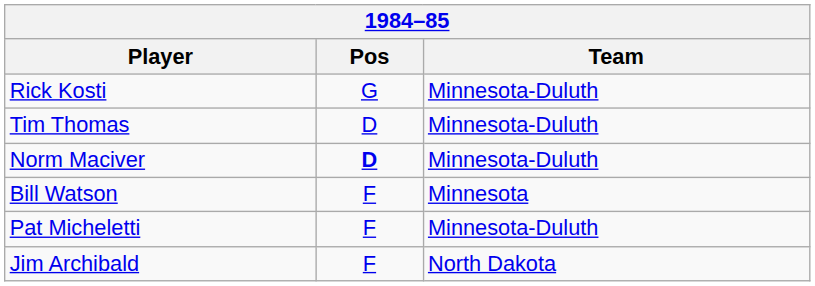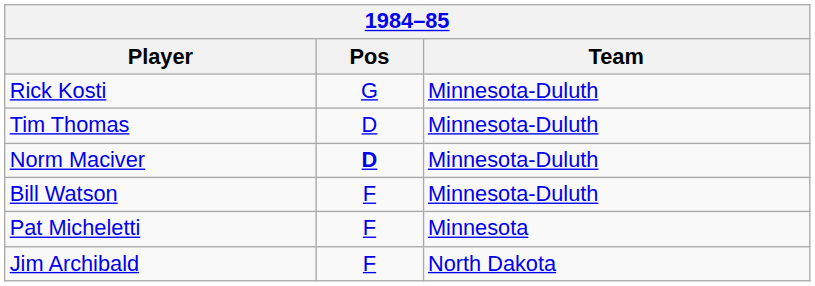(478, 194) Minnesota -> (513, 194) Minnesota-Duluth
(513, 228) Minnesota-Duluth -> (478, 228) Minnesota
